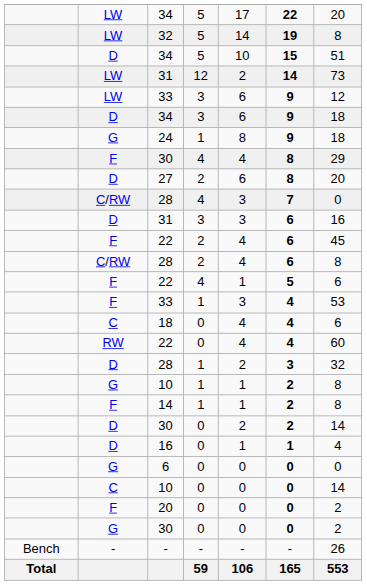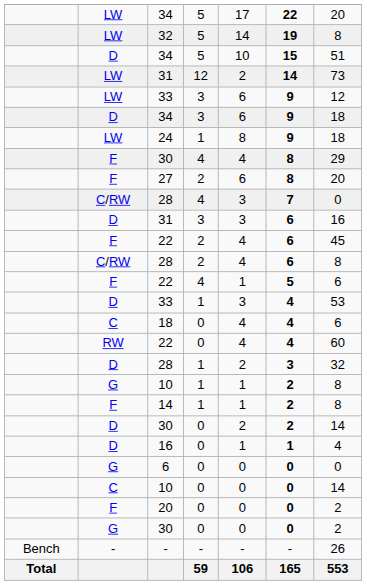(113, 138) G -> (113, 138) LW
(113, 179) D -> (113, 179) F
(113, 302) F -> (113, 302) D
